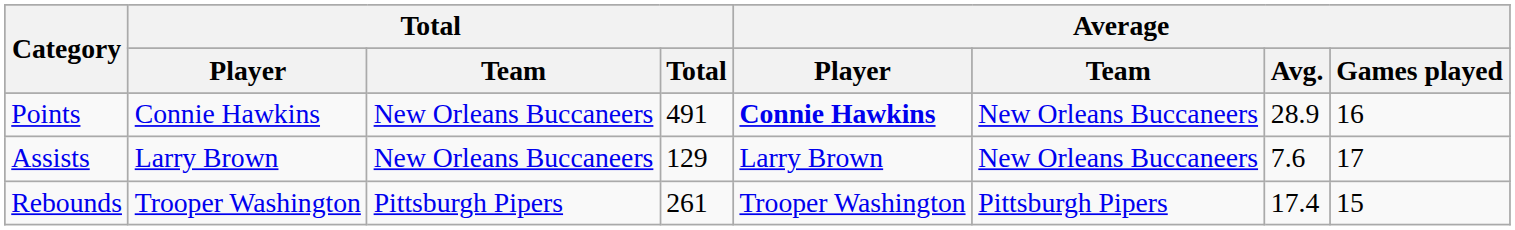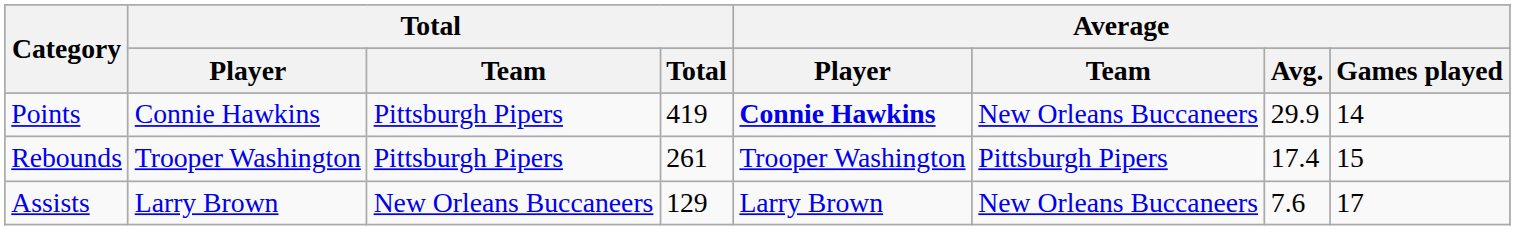(513, 114) New Orleans Buccaneers -> (468, 114) Pittsburgh Pipers
(687, 114) 491 -> (687, 114) 419
(1295, 114) 28.9 -> (1295, 114) 29.9
(1350, 114) 16 -> (1350, 114) 14
rows swapped: (67, 202) <-> (50, 158)
